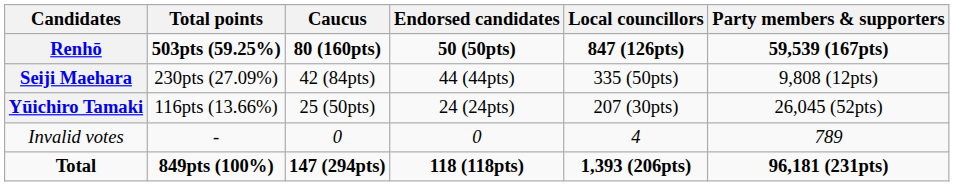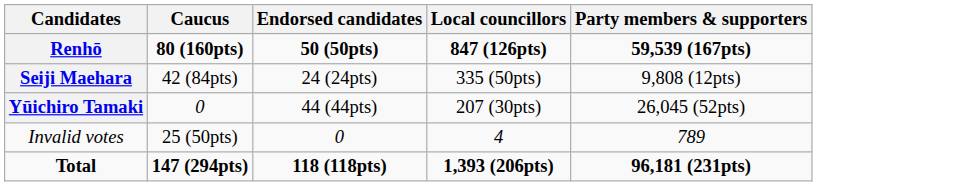- column: (216, 19)
(477, 78) 44 (44pts) -> (339, 78) 24 (24pts)
(337, 107) 25 (50pts) -> (200, 107) 0
(477, 107) 24 (24pts) -> (339, 107) 44 (44pts)
(337, 136) 0 -> (200, 136) 25 (50pts)
